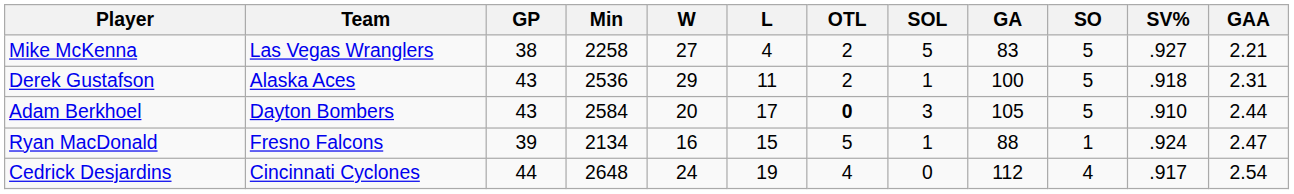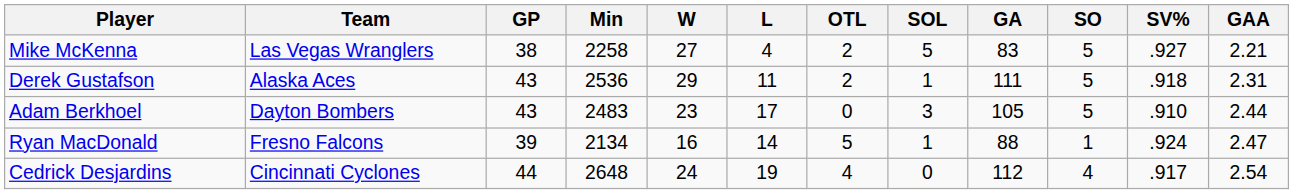(1008, 81) 100 -> (1008, 81) 111
(606, 111) 2584 -> (606, 111) 2483
(687, 111) 20 -> (687, 111) 23
(847, 111) bold -> (847, 111) normal
(767, 142) 15 -> (767, 142) 14
